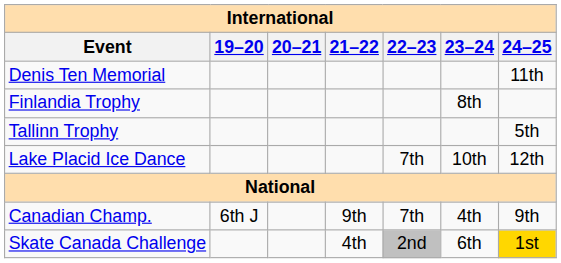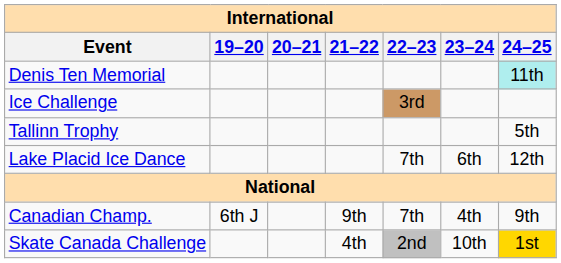(527, 74) no background -> (527, 74) paleturquoise background
- row: (74, 103)
+ row: (63, 103)
(469, 159) 10th -> (469, 159) 6th
(469, 243) 6th -> (469, 243) 10th
